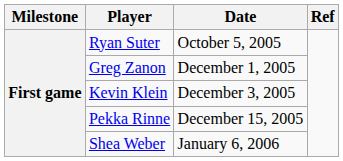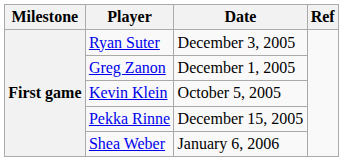(229, 42) October 5, 2005 -> (236, 42) December 3, 2005
(236, 93) December 3, 2005 -> (229, 93) October 5, 2005
